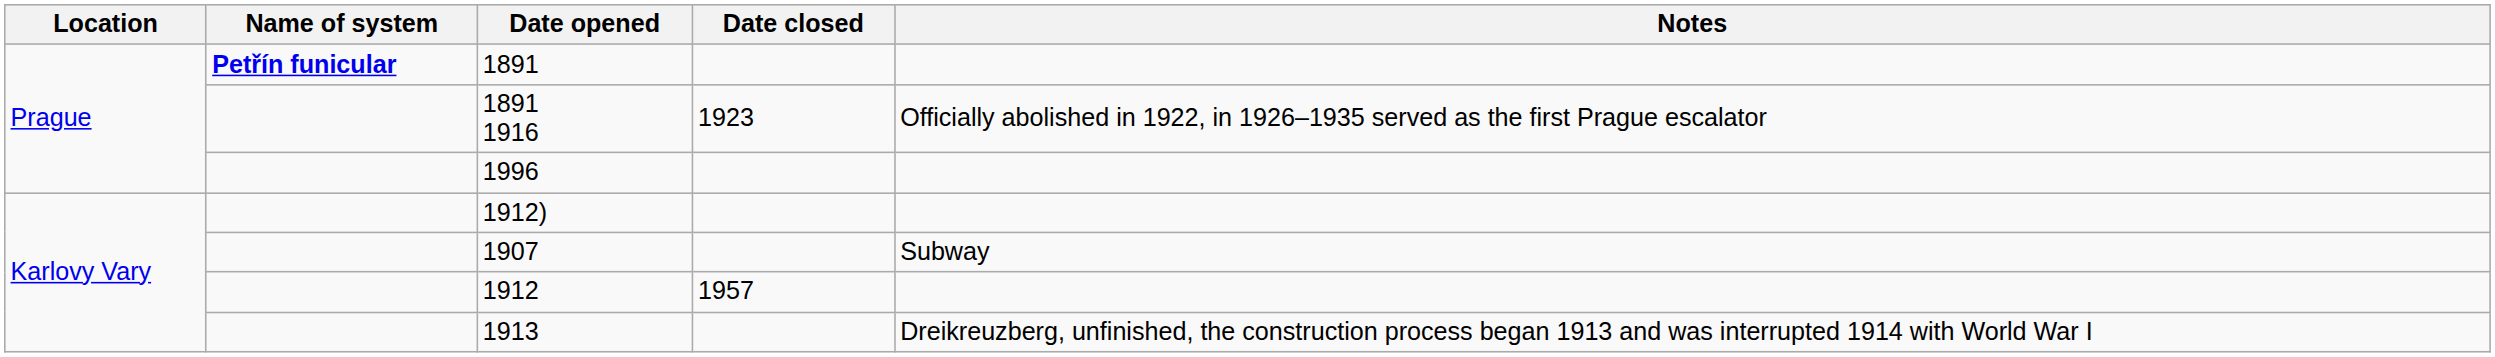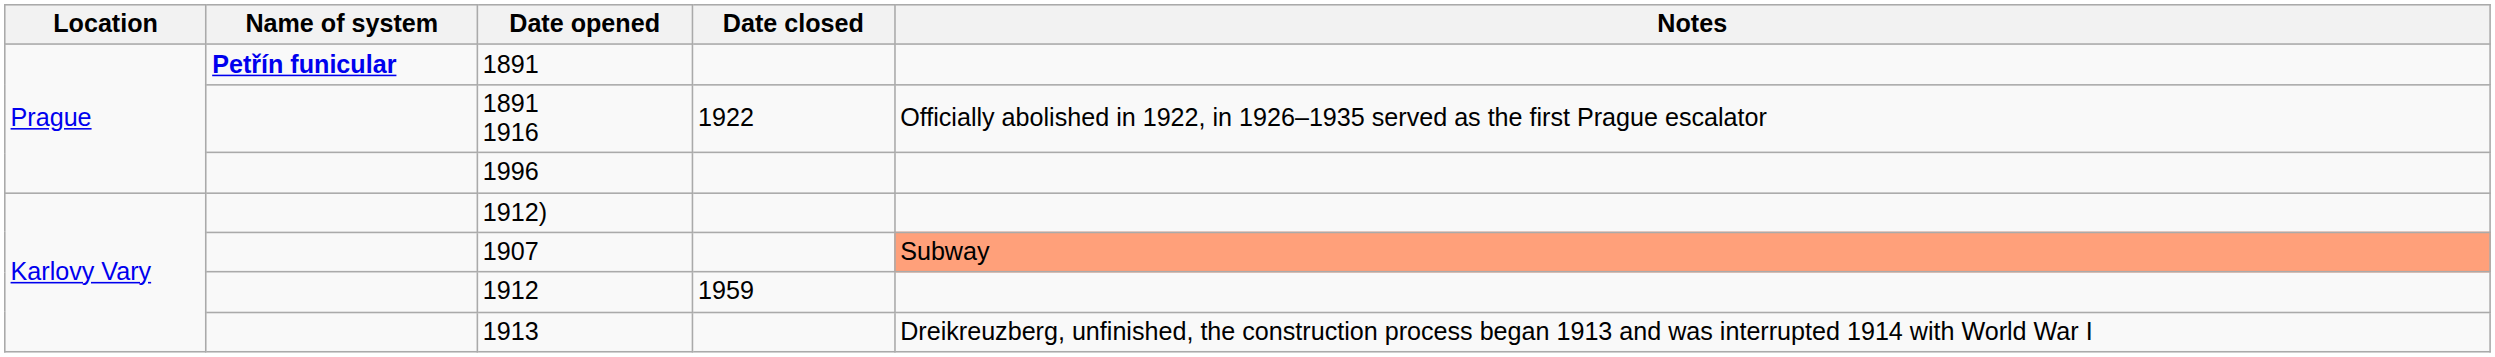(726, 118) 1923 -> (726, 118) 1922
(945, 251) no background -> (945, 251) lightsalmon background
(726, 291) 1957 -> (726, 291) 1959
